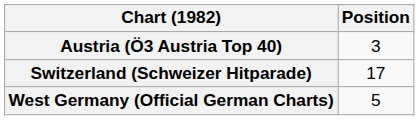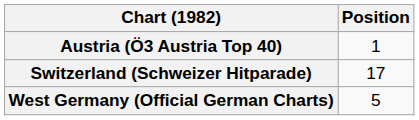(376, 45) 3 -> (376, 45) 1
